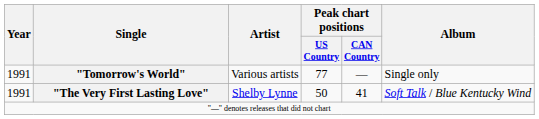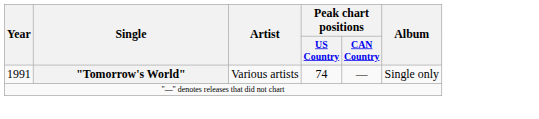(321, 74) 77 -> (321, 74) 74
- row: (131, 93)
